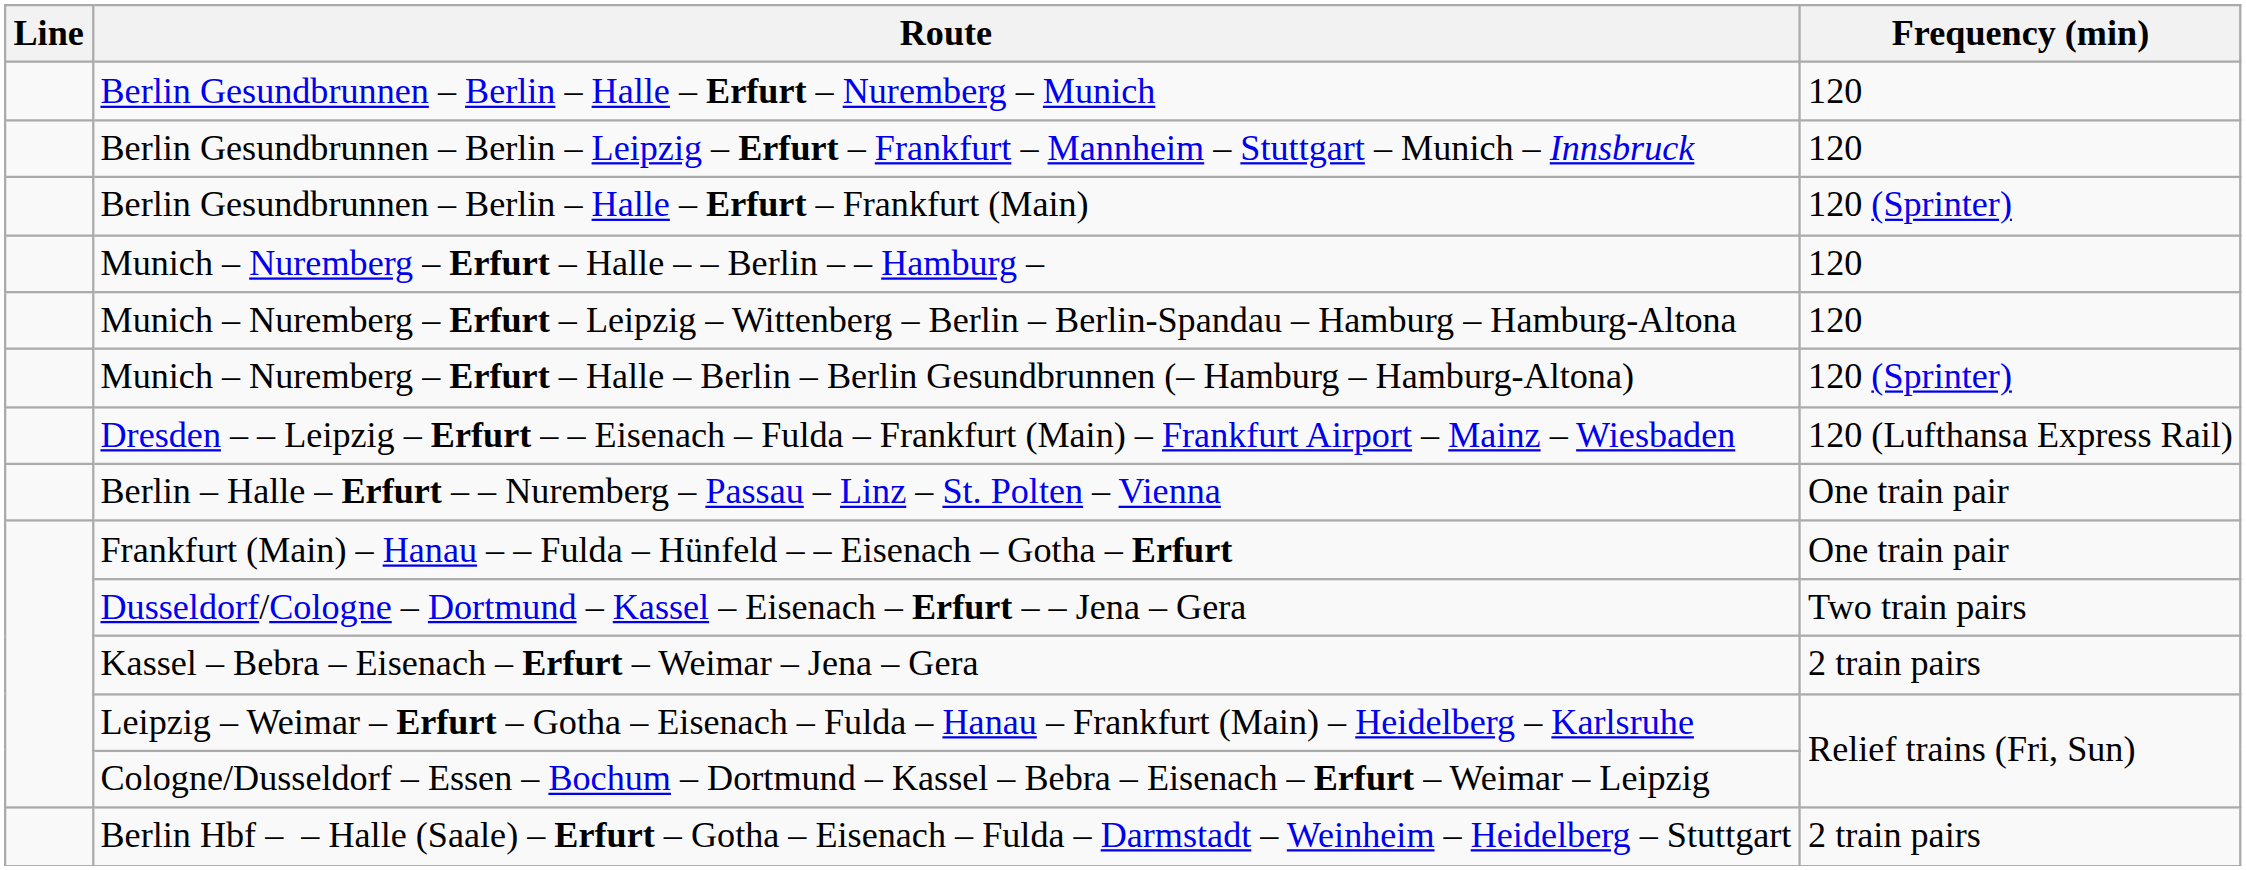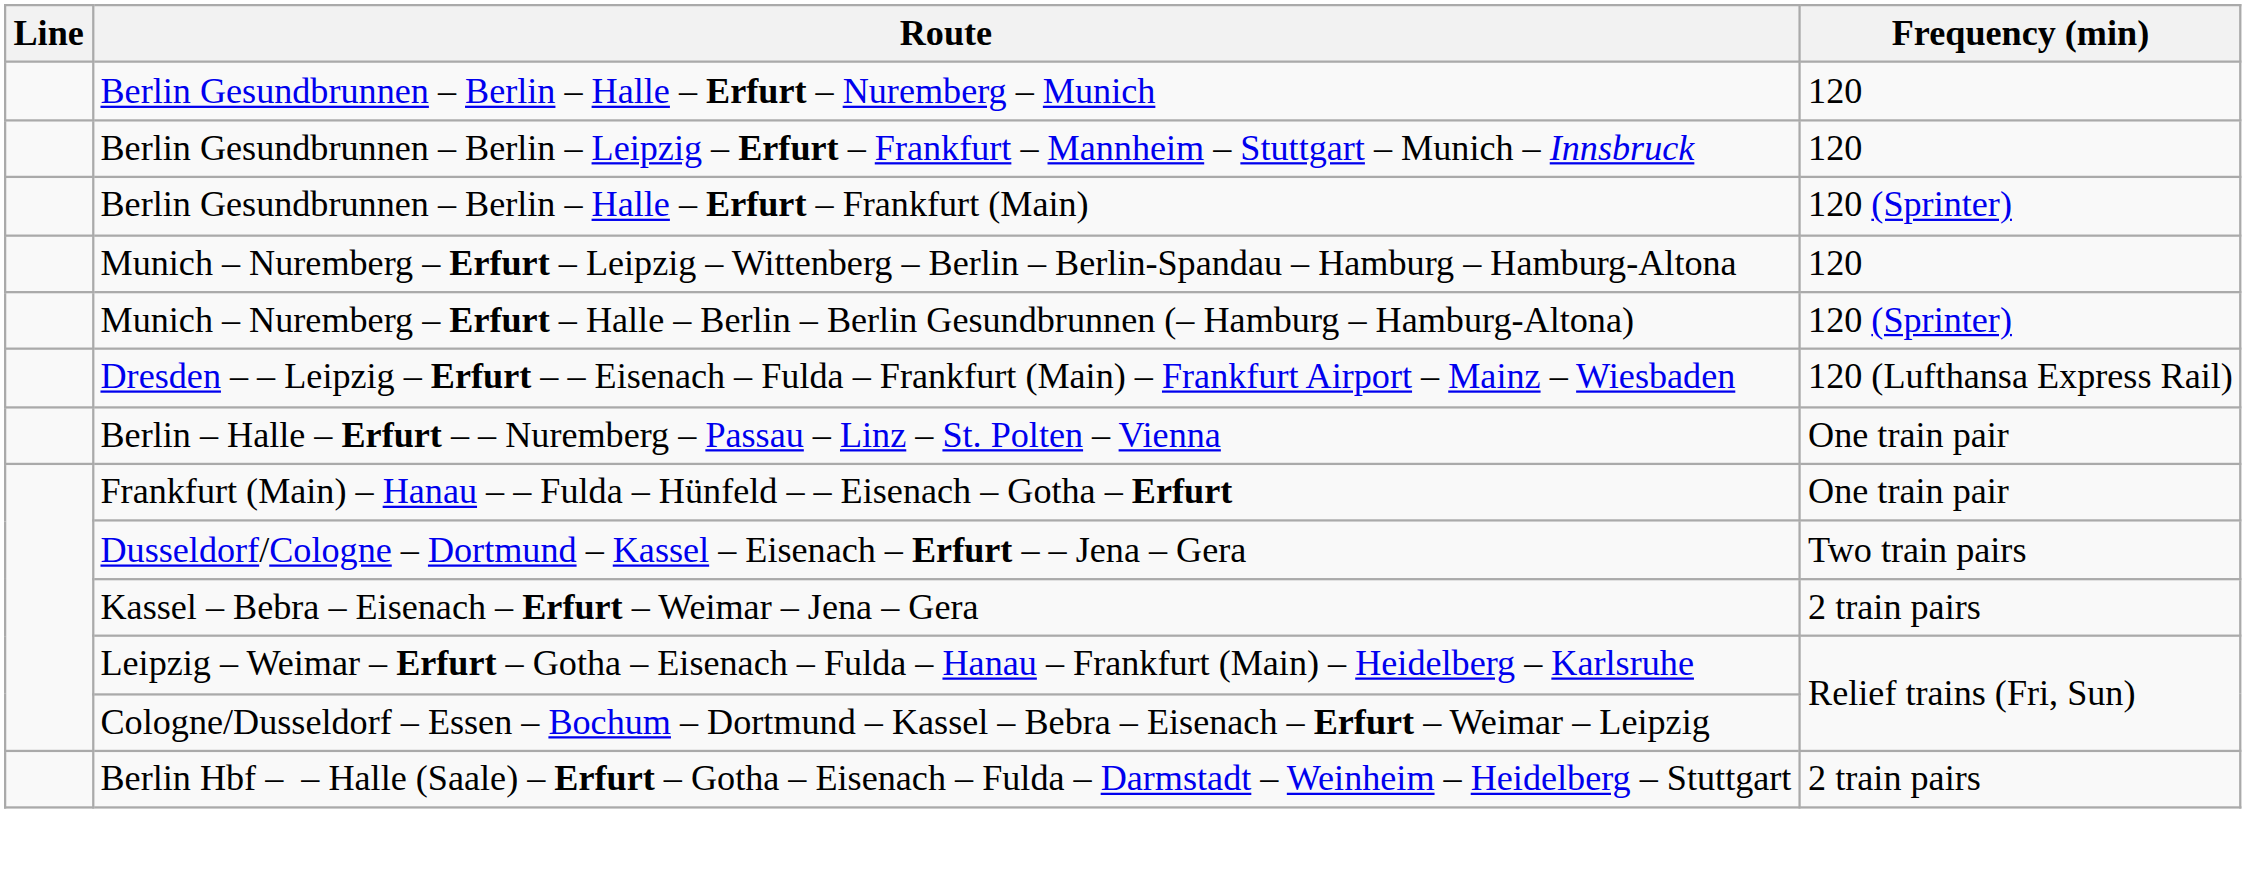- row: (572, 262)
